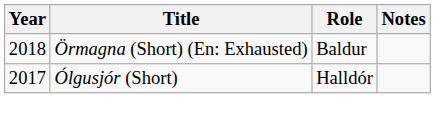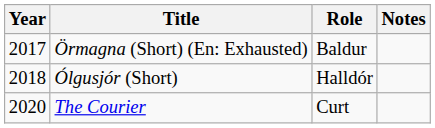(27, 48) 2018 -> (27, 48) 2017
(27, 78) 2017 -> (27, 78) 2018
+ row: (100, 107)
